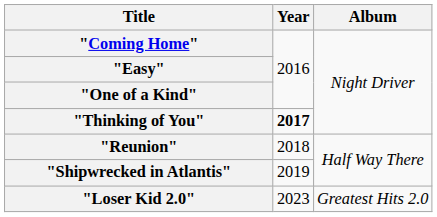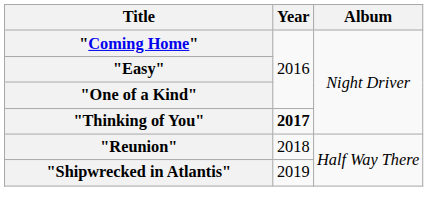- row: (139, 198)
